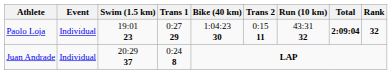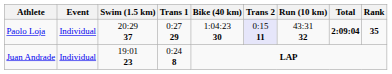(128, 32) 19:01 23 -> (128, 32) 20:29 37
(260, 32) no background -> (260, 32) lavender background
(374, 32) 32 -> (374, 32) 35
(128, 57) 20:29 37 -> (128, 57) 19:01 23
